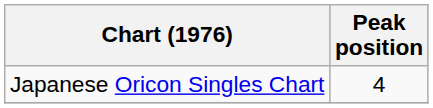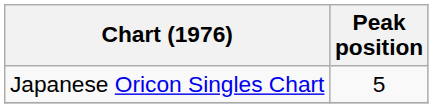(379, 84) 4 -> (379, 84) 5
